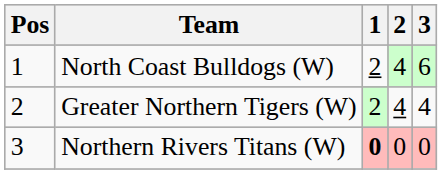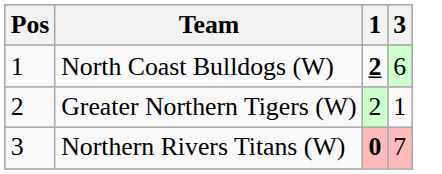- column: (400, 24)
(375, 65) normal -> (375, 65) bold
(425, 106) 4 -> (400, 106) 1
(425, 147) 0 -> (400, 147) 7
